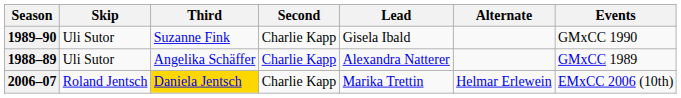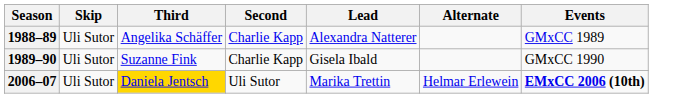rows swapped: (32, 59) <-> (32, 37)
(105, 81) Roland Jentsch -> (88, 81) Uli Sutor
(299, 81) Charlie Kapp -> (254, 81) Uli Sutor
(616, 81) normal -> (585, 81) bold
